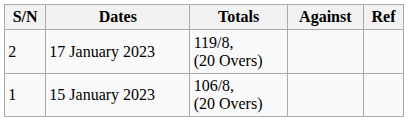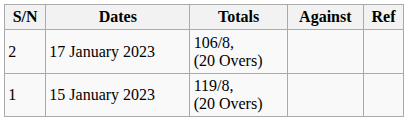(228, 51) 119/8, (20 Overs) -> (228, 51) 106/8, (20 Overs)
(228, 94) 106/8, (20 Overs) -> (228, 94) 119/8, (20 Overs)
